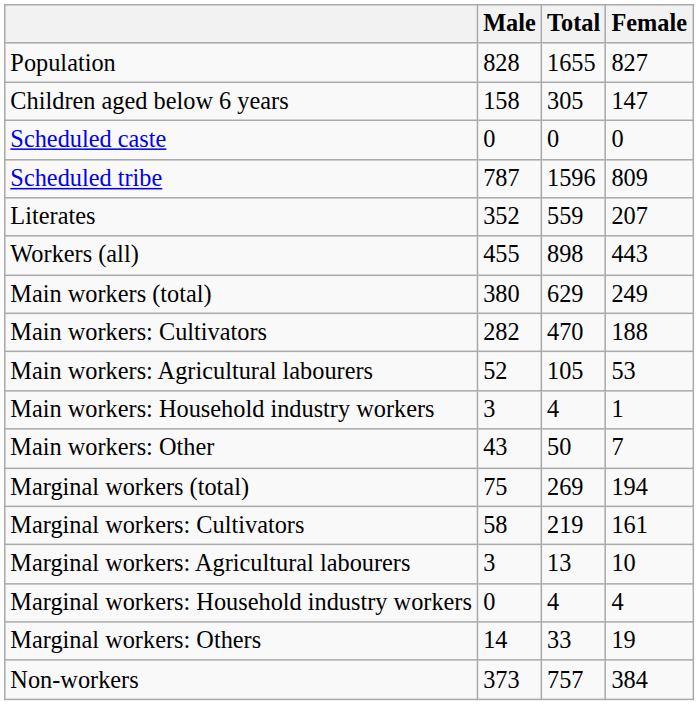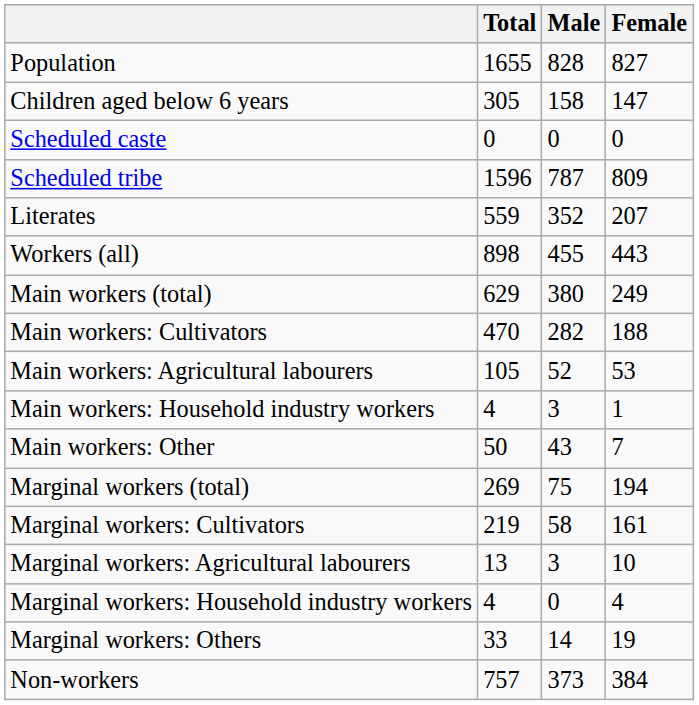columns swapped: (574, 23) <-> (509, 23)
